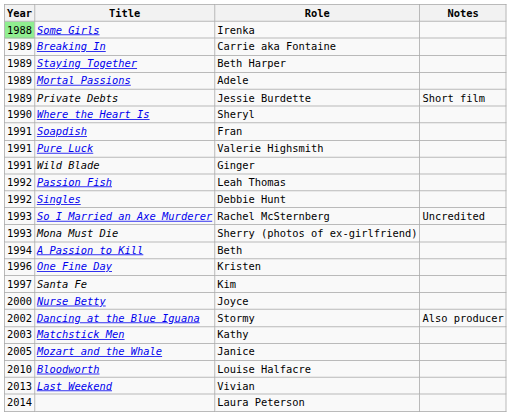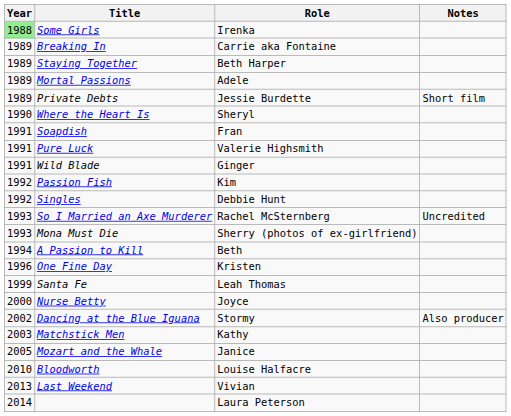(252, 182) Leah Thomas -> (227, 182) Kim
(19, 284) 1997 -> (19, 284) 1999
(227, 284) Kim -> (252, 284) Leah Thomas
